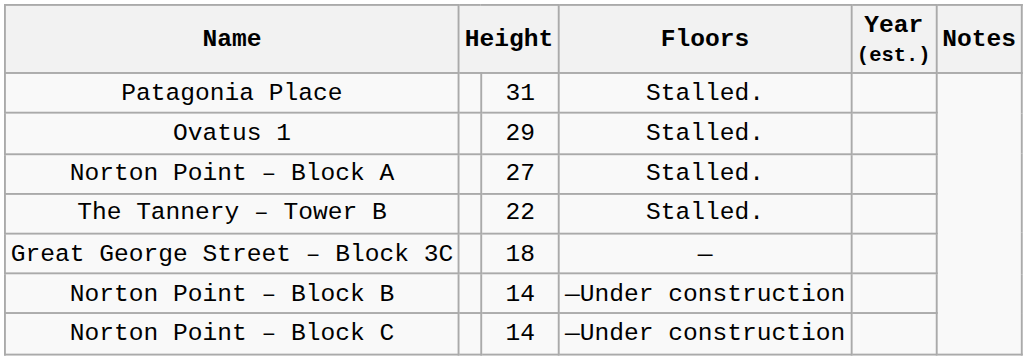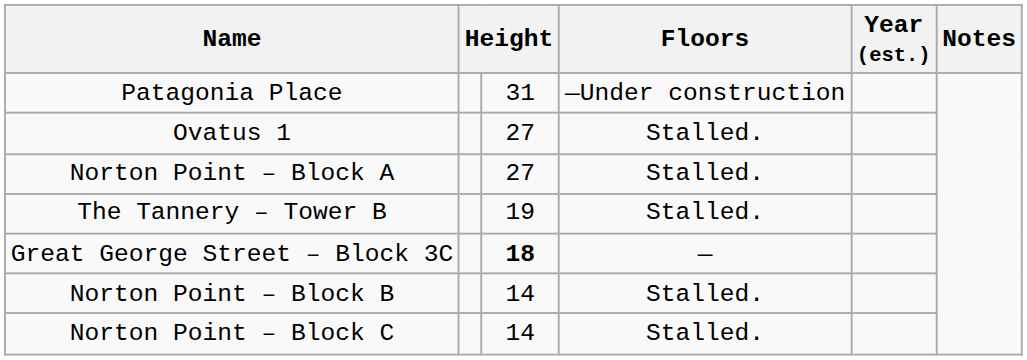(705, 93) Stalled. -> (705, 93) —Under construction
(520, 133) 29 -> (520, 133) 27
(520, 213) 22 -> (520, 213) 19
(520, 254) normal -> (520, 254) bold
(705, 294) —Under construction -> (705, 294) Stalled.
(705, 334) —Under construction -> (705, 334) Stalled.
